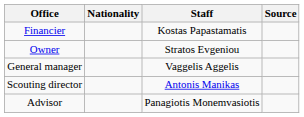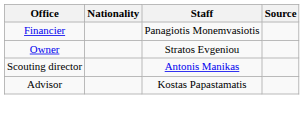(202, 31) Kostas Papastamatis -> (202, 31) Panagiotis Monemvasiotis
- row: (45, 67)
(202, 103) Panagiotis Monemvasiotis -> (202, 85) Kostas Papastamatis
